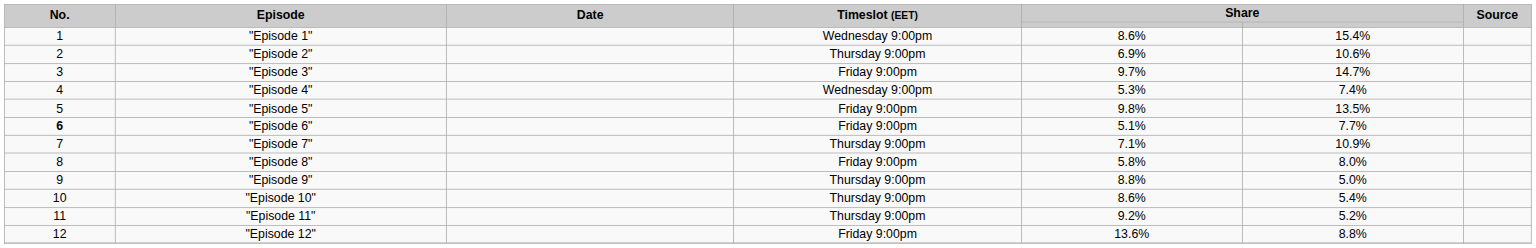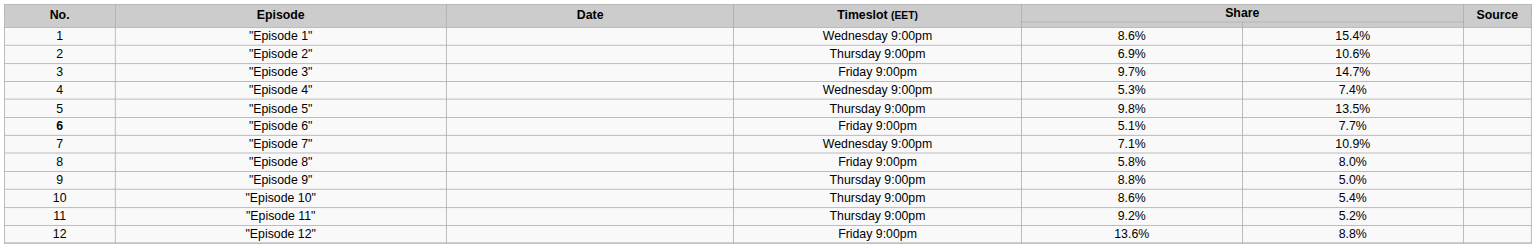(878, 108) Friday 9:00pm -> (878, 108) Thursday 9:00pm
(878, 144) Thursday 9:00pm -> (878, 144) Wednesday 9:00pm
